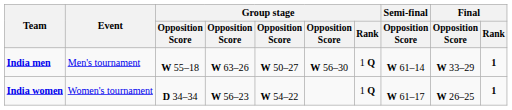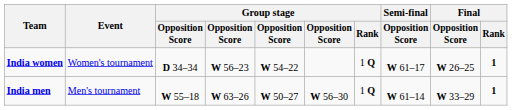rows swapped: (29, 62) <-> (35, 91)
